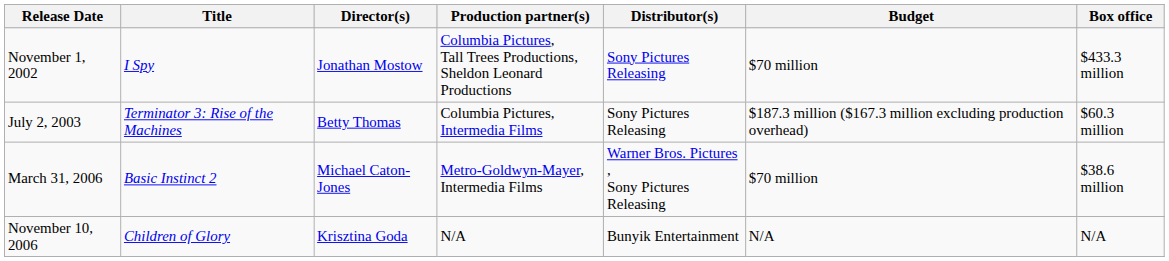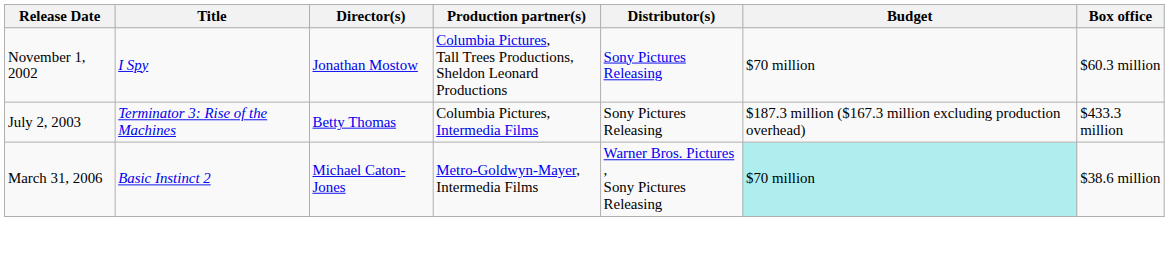(1102, 65) $433.3 million -> (1120, 65) $60.3 million
(1102, 122) $60.3 million -> (1102, 122) $433.3 million
(783, 179) no background -> (780, 179) paleturquoise background
- row: (50, 236)
